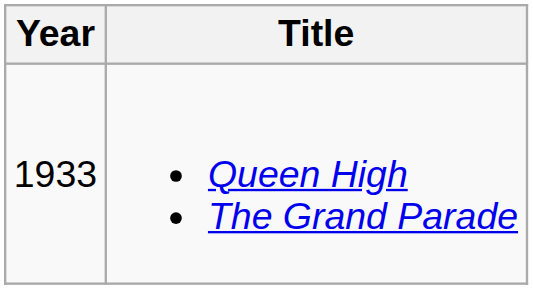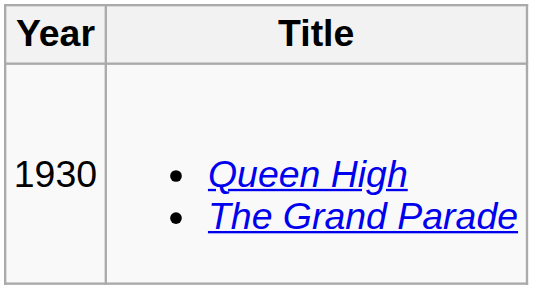(55, 173) 1933 -> (55, 173) 1930
